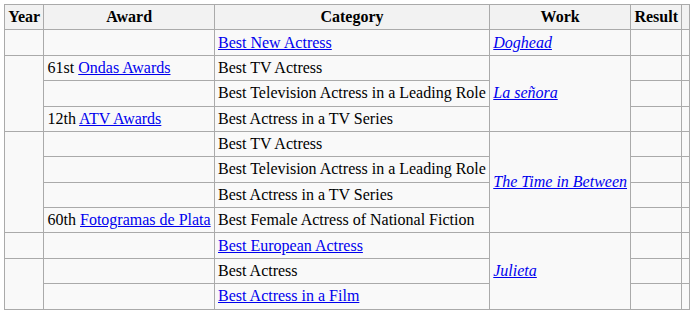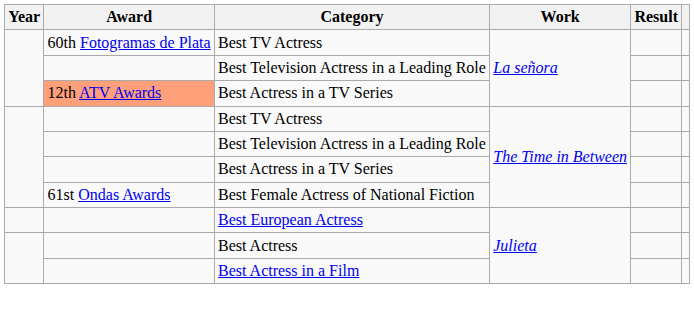- row: (275, 42)
(109, 67) 61st Ondas Awards -> (129, 42) 60th Fotogramas de Plata
(104, 118) no background -> (104, 93) lightsalmon background
(129, 220) 60th Fotogramas de Plata -> (109, 194) 61st Ondas Awards
